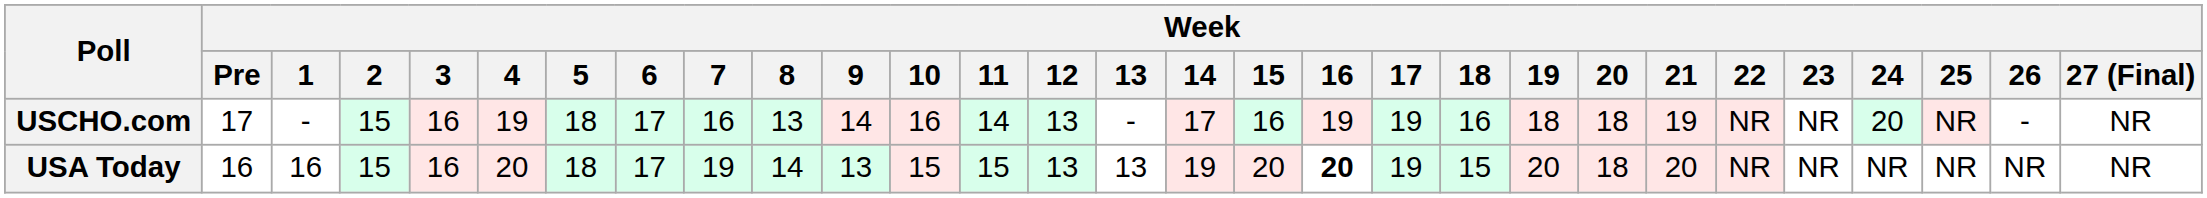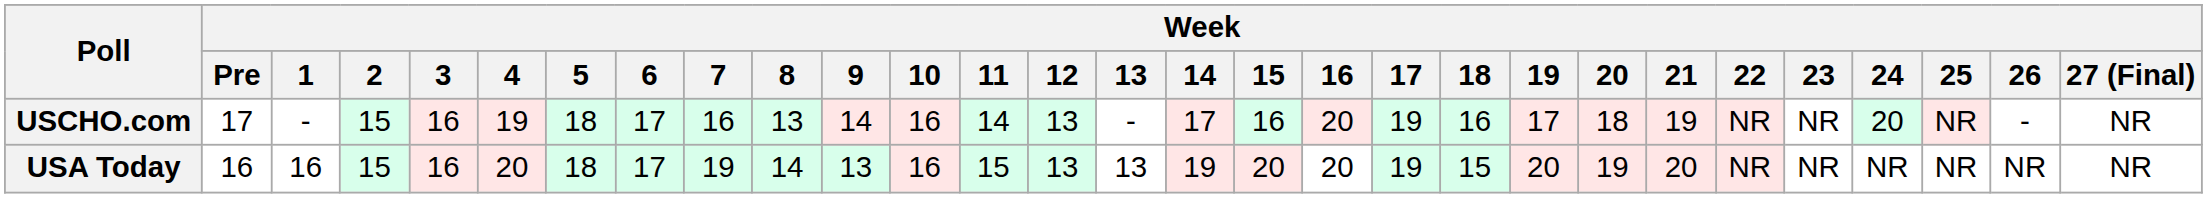(1337, 121) 19 -> (1337, 121) 20
(1543, 121) 18 -> (1543, 121) 17
(925, 167) 15 -> (925, 167) 16
(1337, 167) bold -> (1337, 167) normal
(1612, 167) 18 -> (1612, 167) 19
